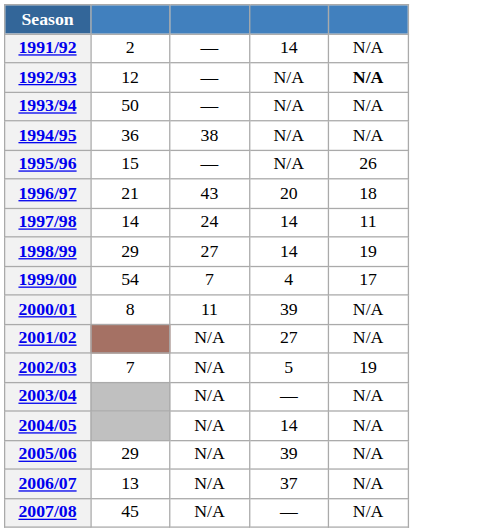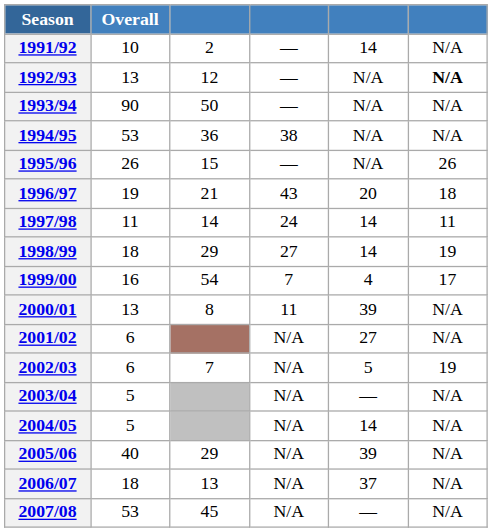+ column: (130, 18)
